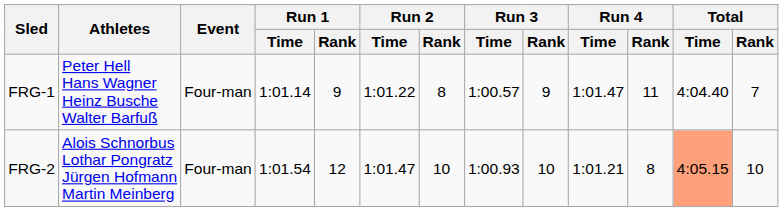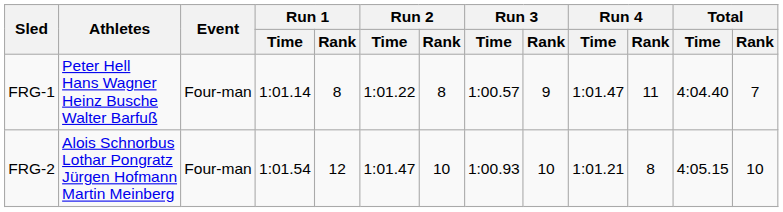(337, 92) 9 -> (337, 92) 8
(703, 169) lightsalmon background -> (703, 169) no background
